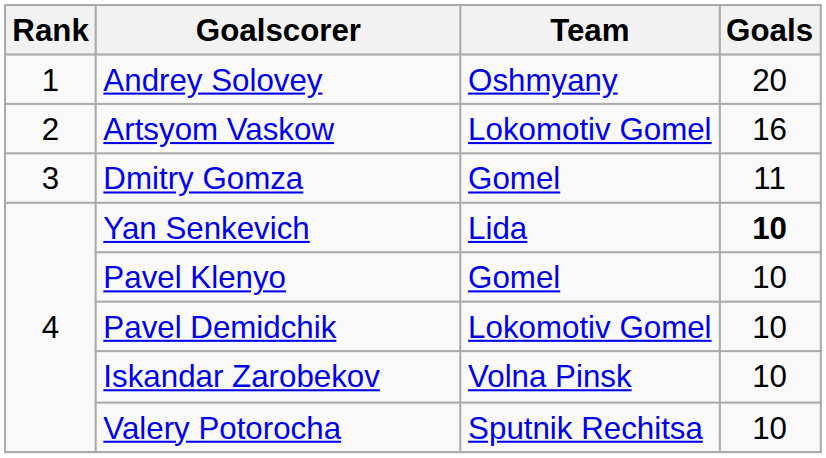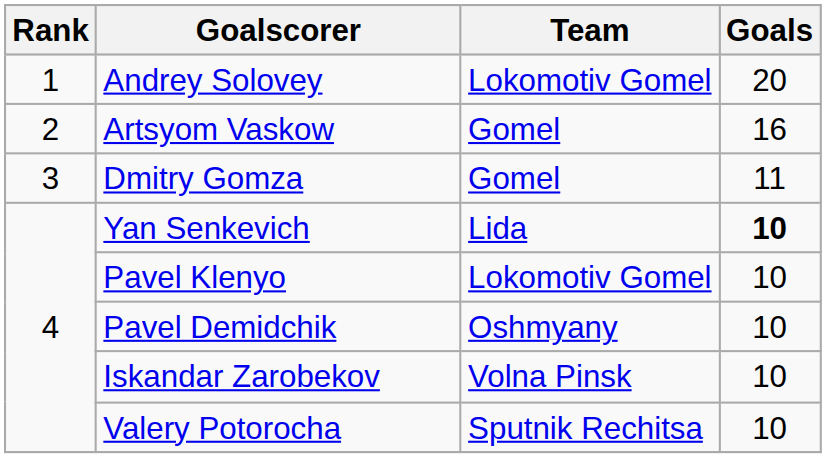(543, 80) Oshmyany -> (590, 80) Lokomotiv Gomel
(590, 129) Lokomotiv Gomel -> (514, 129) Gomel
(514, 278) Gomel -> (590, 278) Lokomotiv Gomel
(590, 327) Lokomotiv Gomel -> (543, 327) Oshmyany
